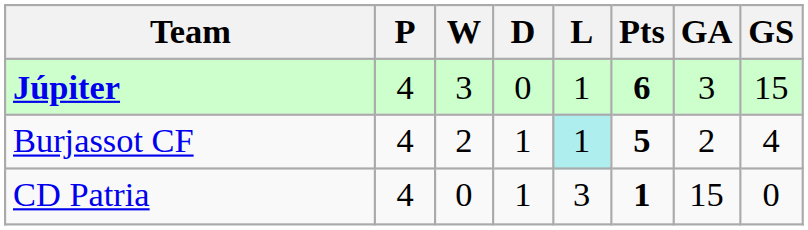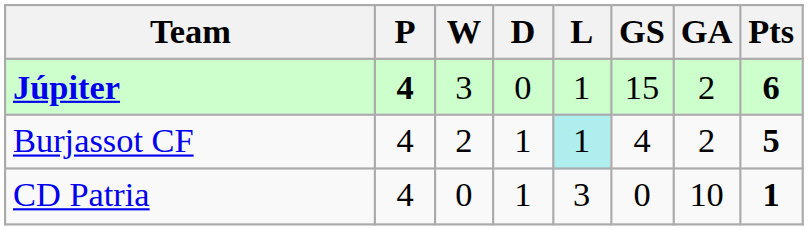columns swapped: (771, 31) <-> (642, 31)
(405, 86) normal -> (405, 86) bold
(707, 86) 3 -> (707, 86) 2
(707, 195) 15 -> (707, 195) 10
